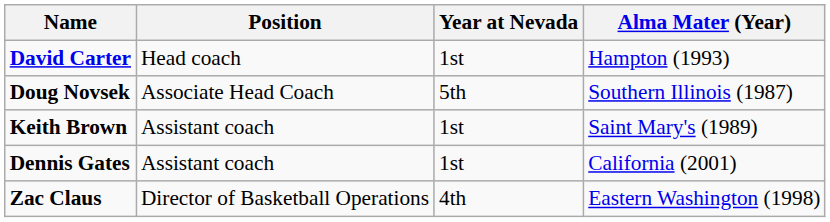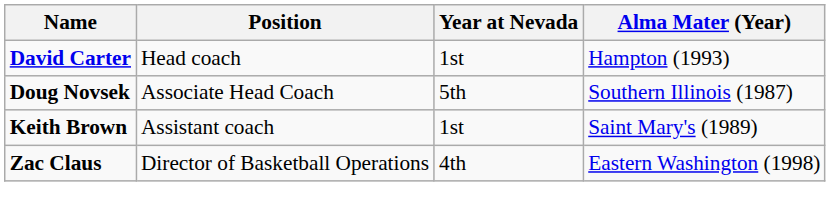- row: (70, 163)
